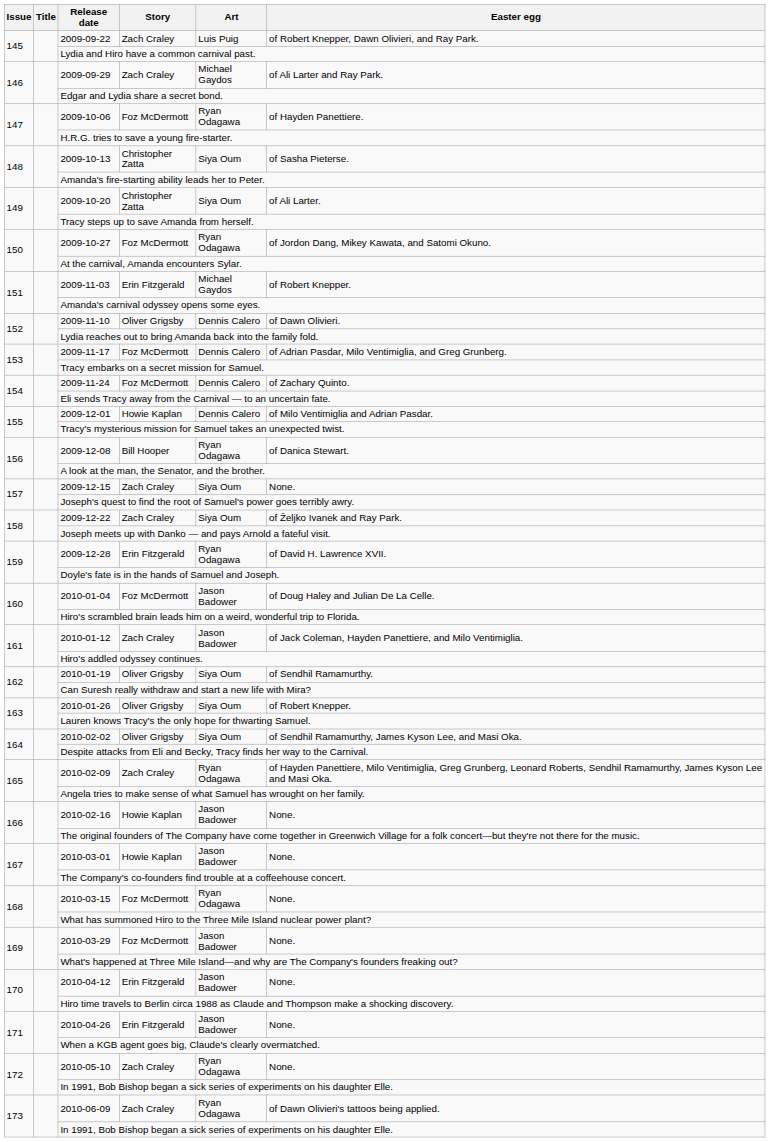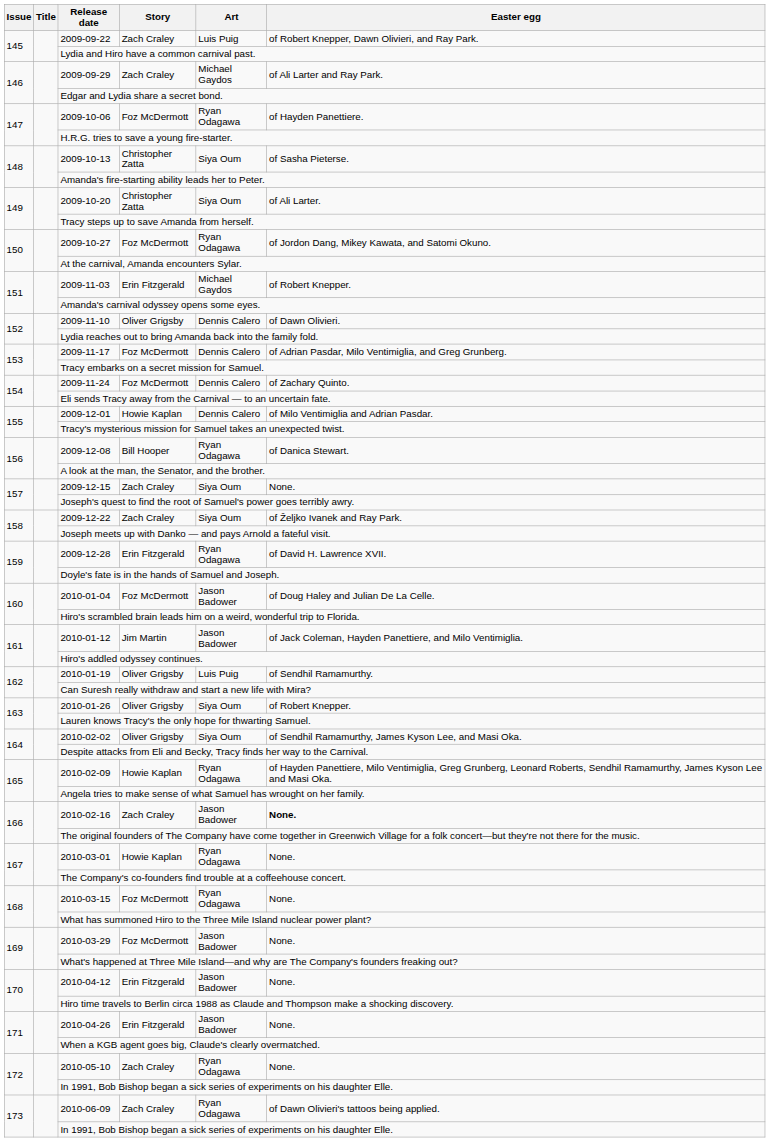(148, 638) Zach Craley -> (144, 638) Jim Martin
(220, 674) Siya Oum -> (218, 674) Luis Puig
(148, 773) Zach Craley -> (152, 773) Howie Kaplan
(152, 815) Howie Kaplan -> (148, 815) Zach Craley
(282, 815) normal -> (283, 815) bold
(218, 857) Jason Badower -> (219, 857) Ryan Odagawa
